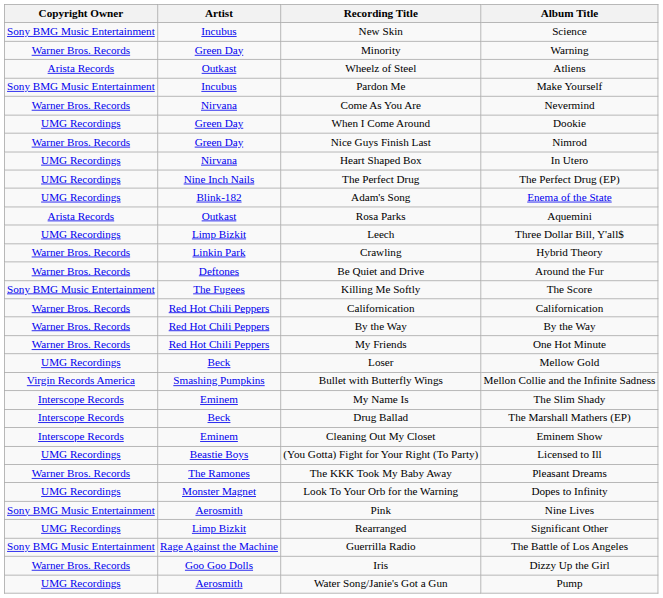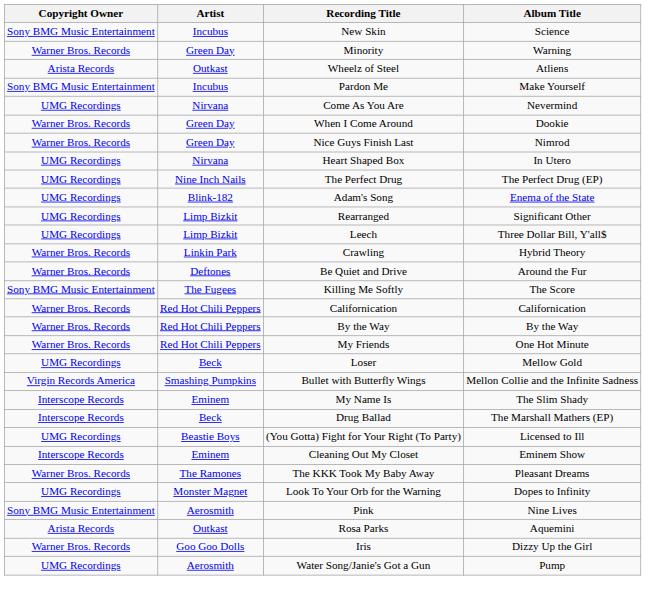(81, 105) Warner Bros. Records -> (81, 105) UMG Recordings
(81, 123) UMG Recordings -> (81, 123) Warner Bros. Records
rows swapped: (381, 528) <-> (381, 215)
rows swapped: (381, 436) <-> (381, 454)
- row: (381, 546)
